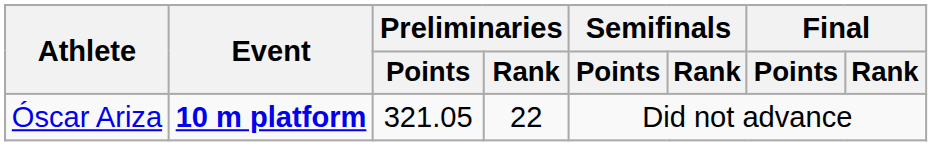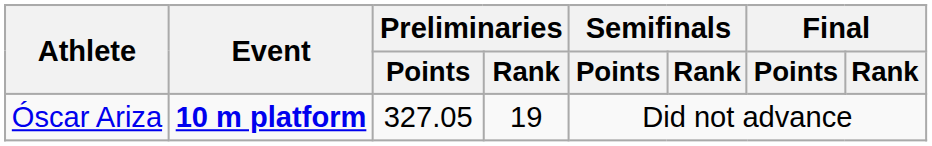(428, 118) 321.05 -> (428, 118) 327.05
(526, 118) 22 -> (526, 118) 19
